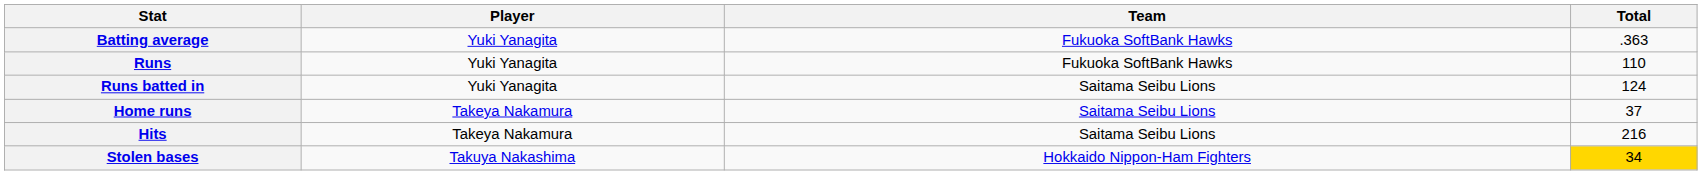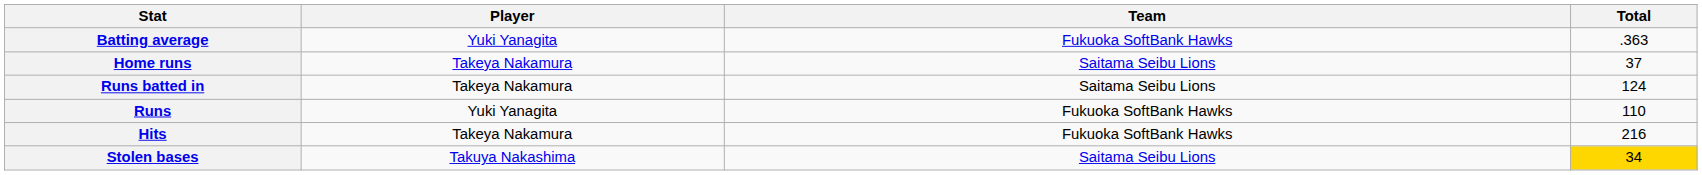rows swapped: (153, 110) <-> (153, 63)
(512, 87) Yuki Yanagita -> (512, 87) Takeya Nakamura
(1147, 134) Saitama Seibu Lions -> (1147, 134) Fukuoka SoftBank Hawks
(1147, 157) Hokkaido Nippon-Ham Fighters -> (1147, 157) Saitama Seibu Lions
